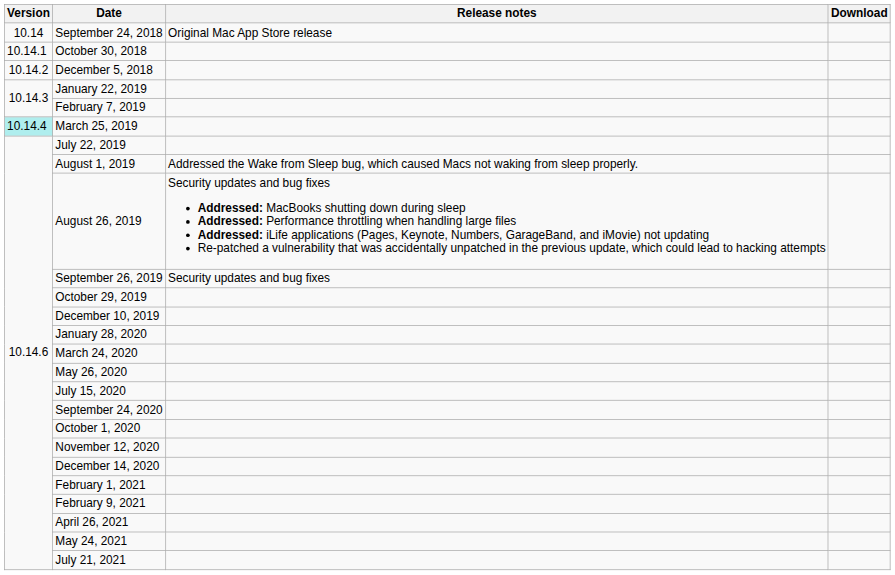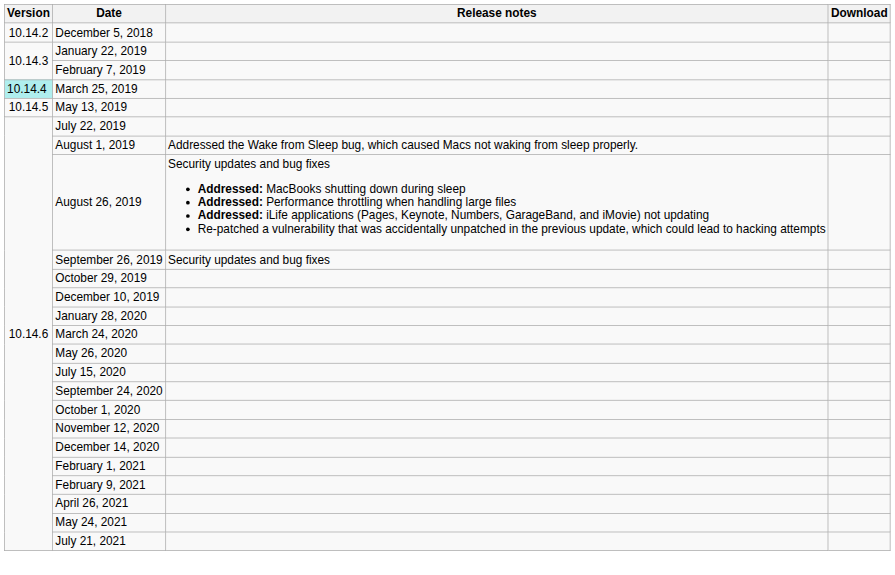- row: (109, 32)
- row: (101, 51)
+ row: (91, 107)
